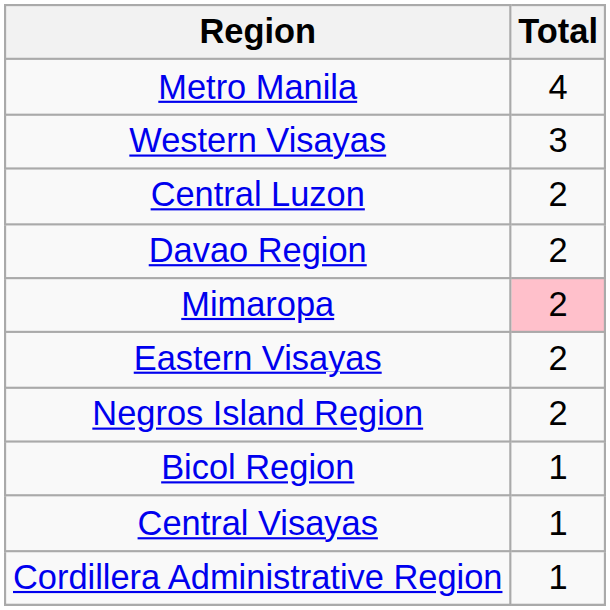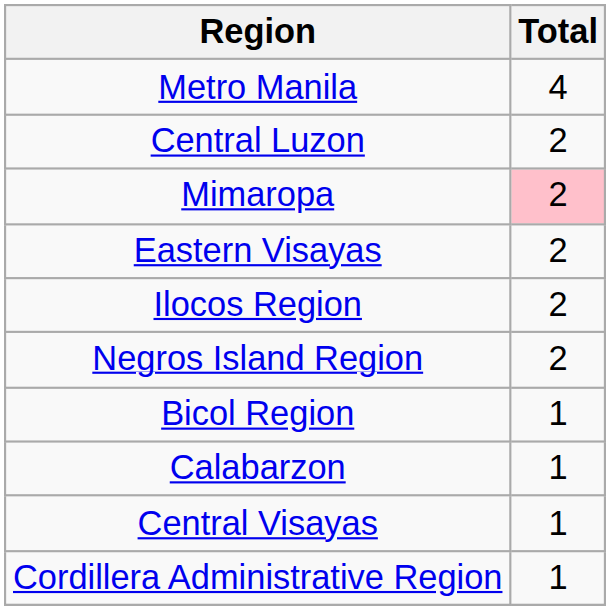- row: (258, 140)
- row: (258, 250)
+ row: (258, 304)
+ row: (258, 468)
